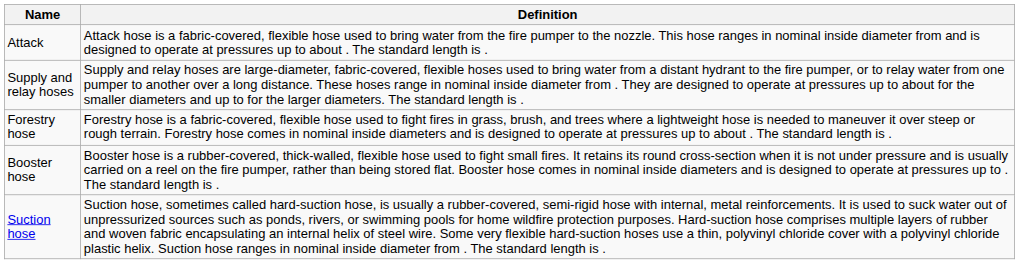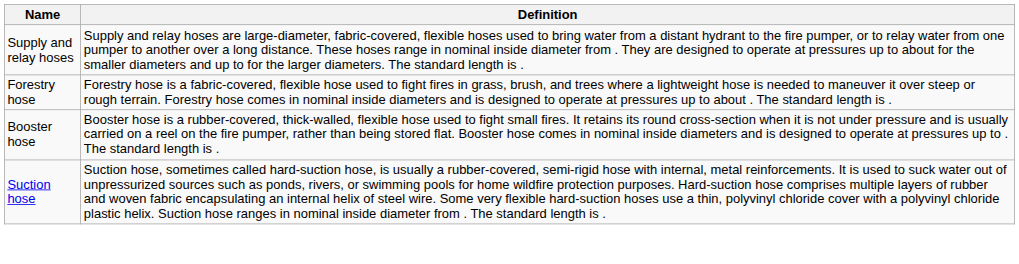- row: (25, 42)
